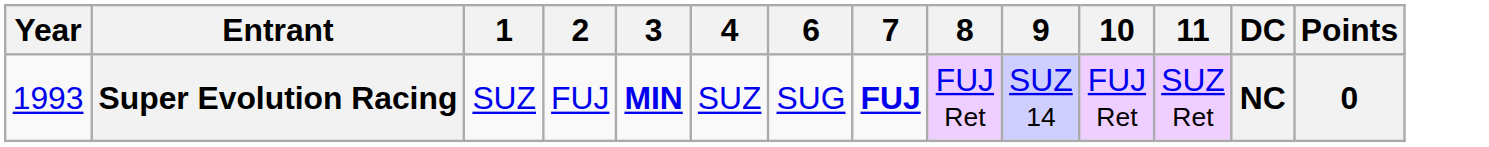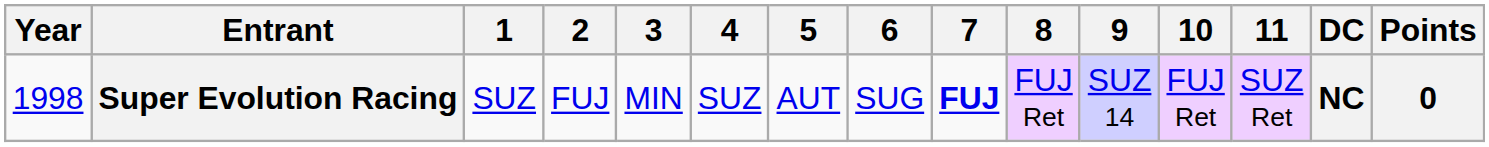+ column: (808, 30)
(48, 98) 1993 -> (48, 98) 1998
(654, 98) bold -> (654, 98) normal
